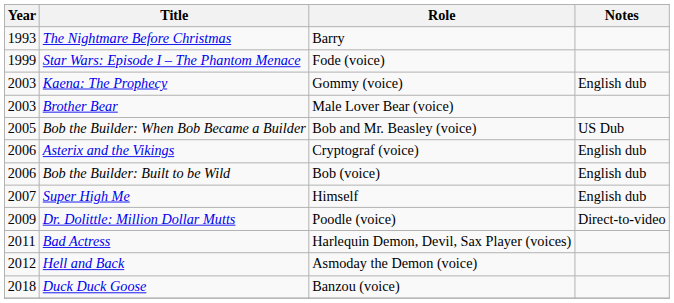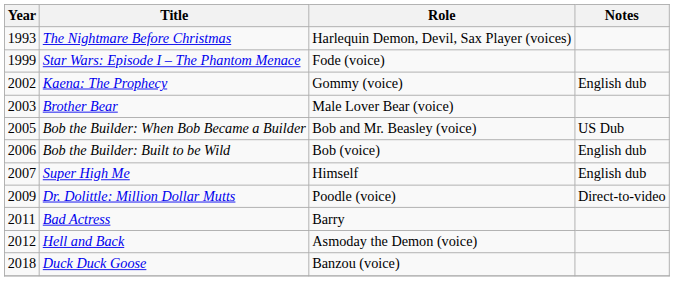(329, 38) Barry -> (442, 38) Harlequin Demon, Devil, Sax Player (voices)
(22, 83) 2003 -> (22, 83) 2002
- row: (108, 151)
(442, 241) Harlequin Demon, Devil, Sax Player (voices) -> (329, 219) Barry
